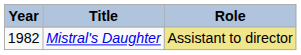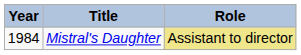(24, 39) 1982 -> (24, 39) 1984
